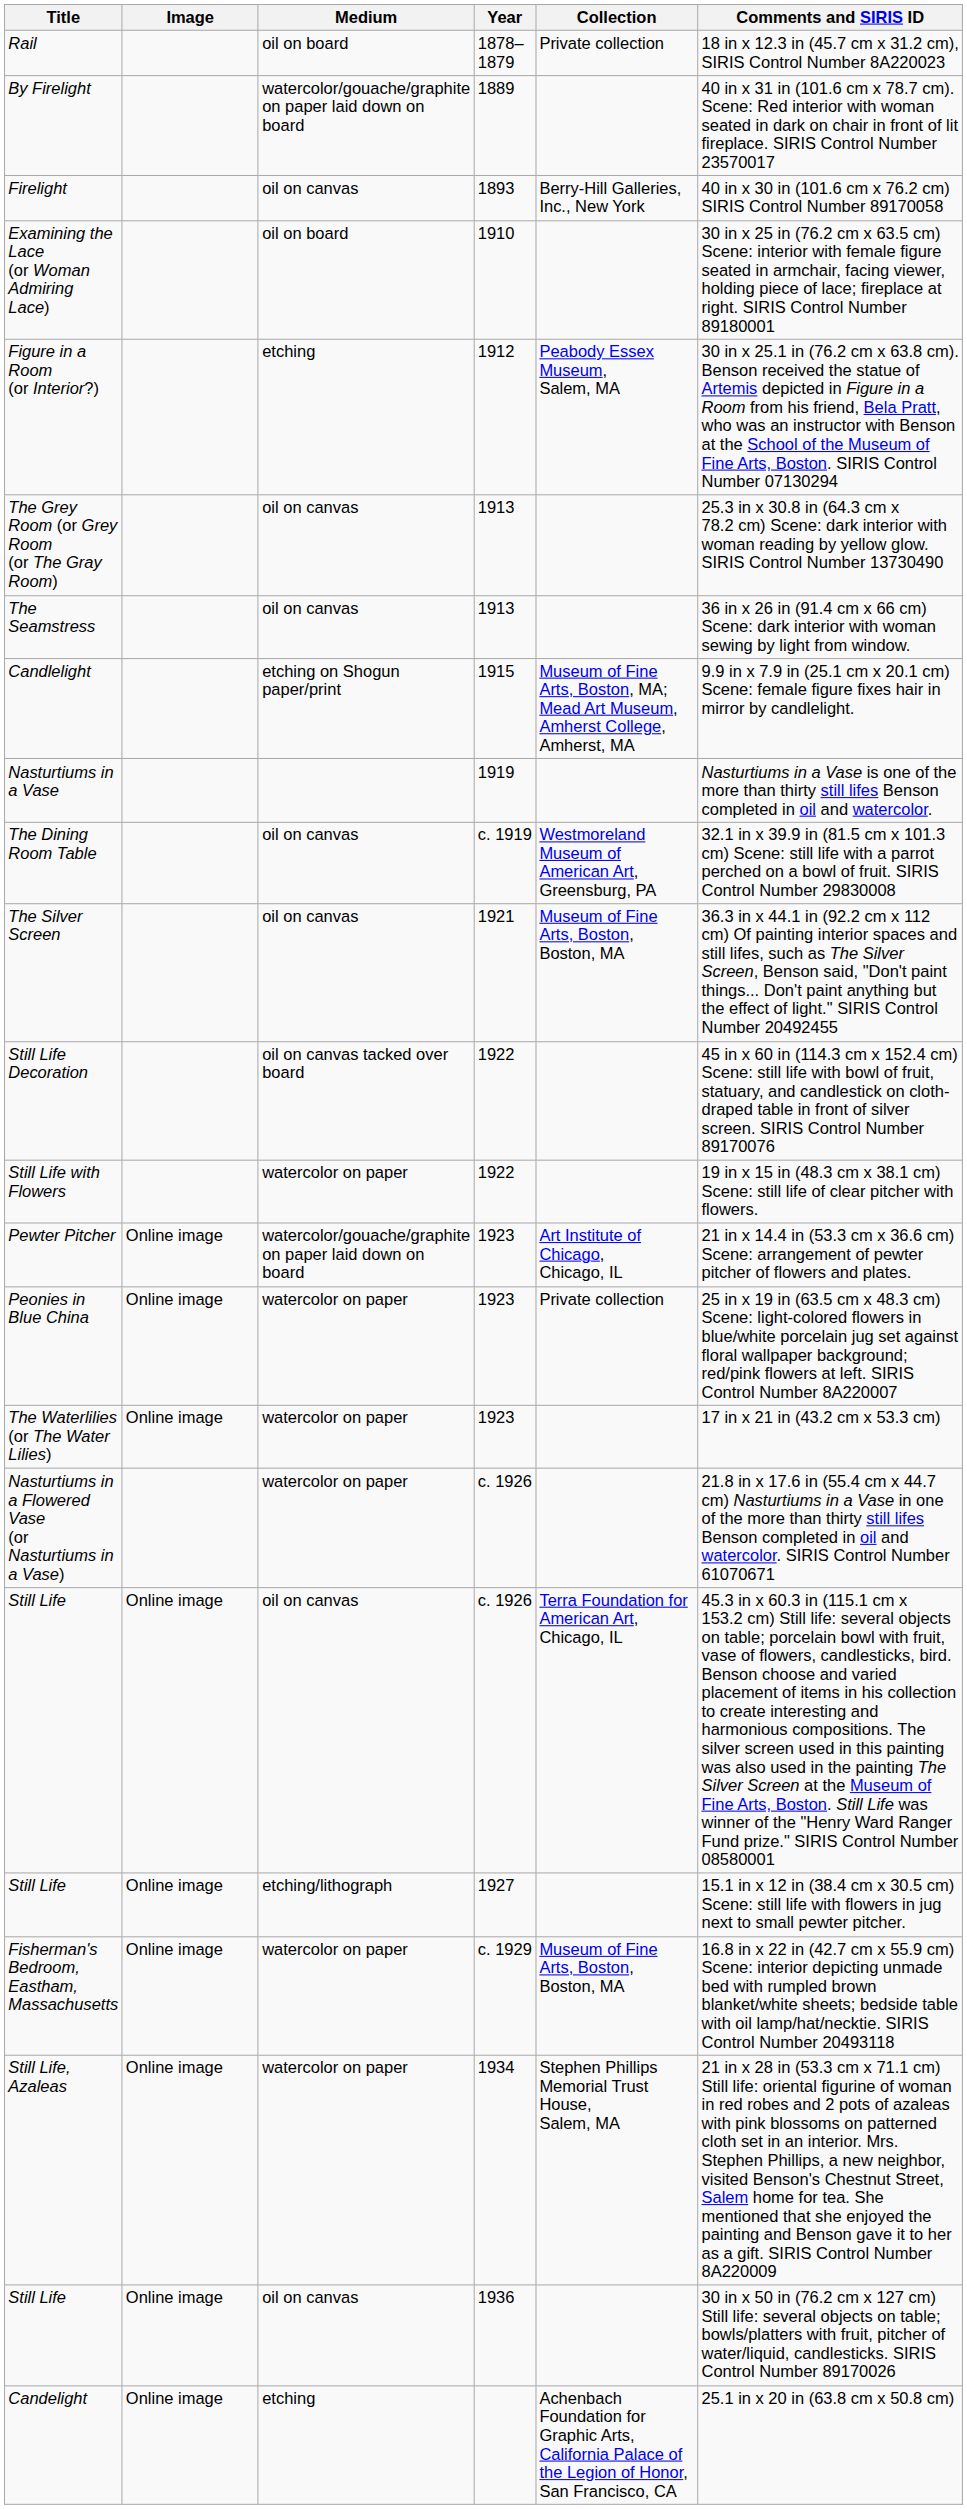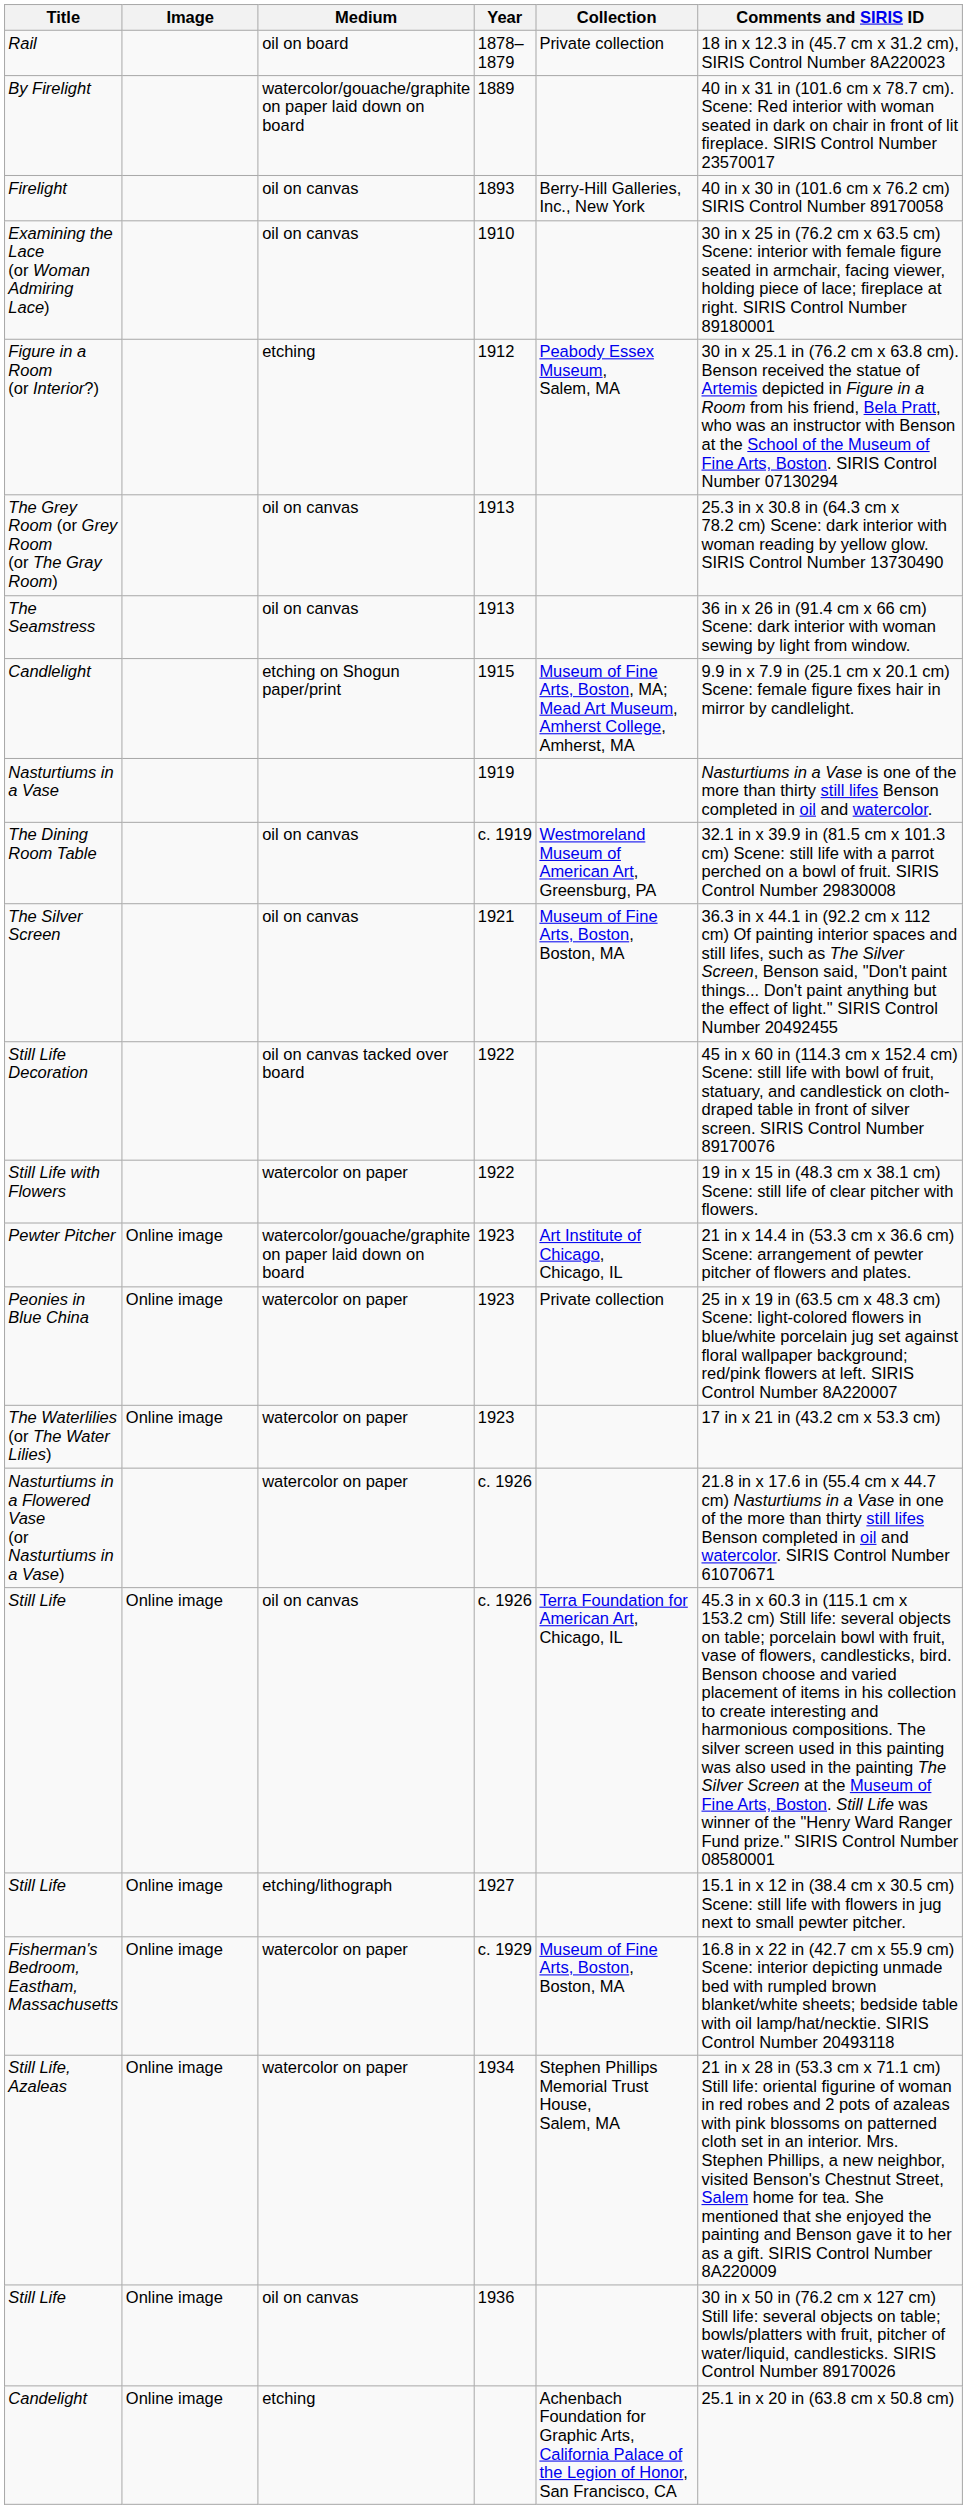(305, 233) oil on board -> (310, 233) oil on canvas
